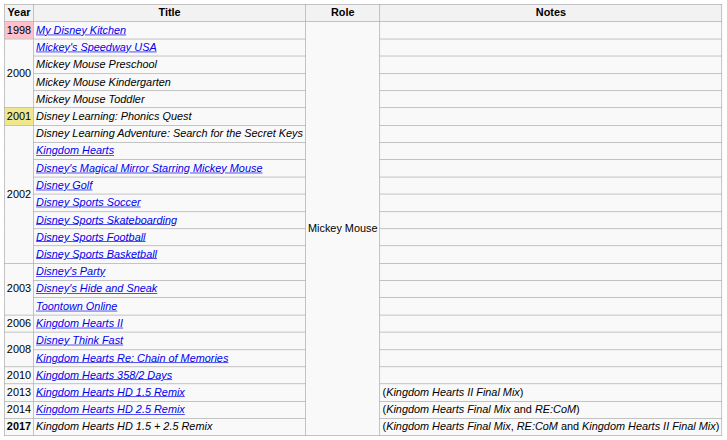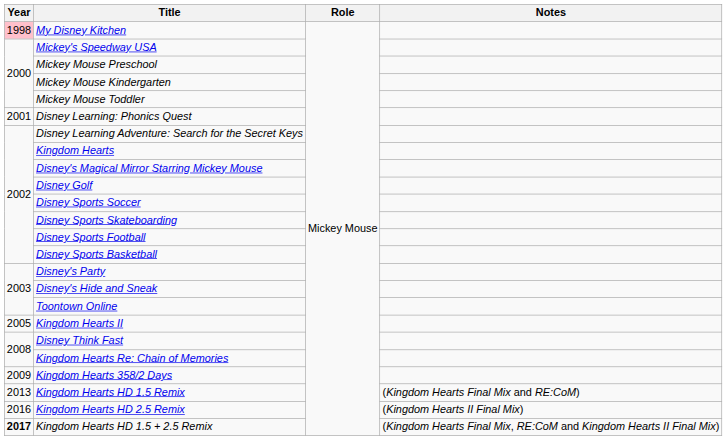(19, 116) khaki background -> (19, 116) no background
(19, 323) 2006 -> (19, 323) 2005
(19, 375) 2010 -> (19, 375) 2009
(453, 392) (Kingdom Hearts II Final Mix) -> (481, 392) (Kingdom Hearts Final Mix and RE:CoM)
(19, 409) 2014 -> (19, 409) 2016
(481, 409) (Kingdom Hearts Final Mix and RE:CoM) -> (453, 409) (Kingdom Hearts II Final Mix)
